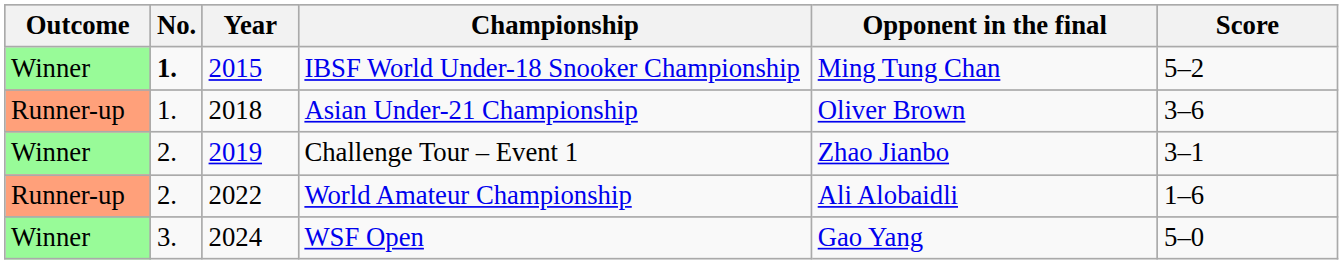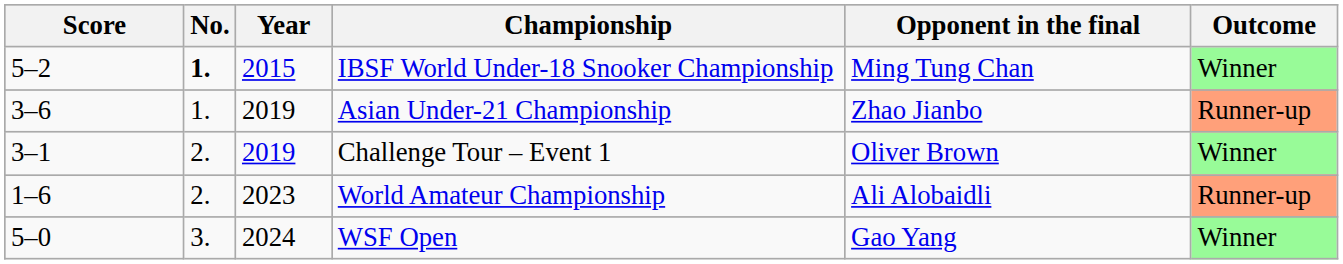columns swapped: (78, 25) <-> (1248, 25)
(235, 110) 2018 -> (269, 110) 2019
(892, 110) Oliver Brown -> (917, 110) Zhao Jianbo
(883, 152) Zhao Jianbo -> (925, 152) Oliver Brown
(235, 195) 2022 -> (269, 195) 2023
